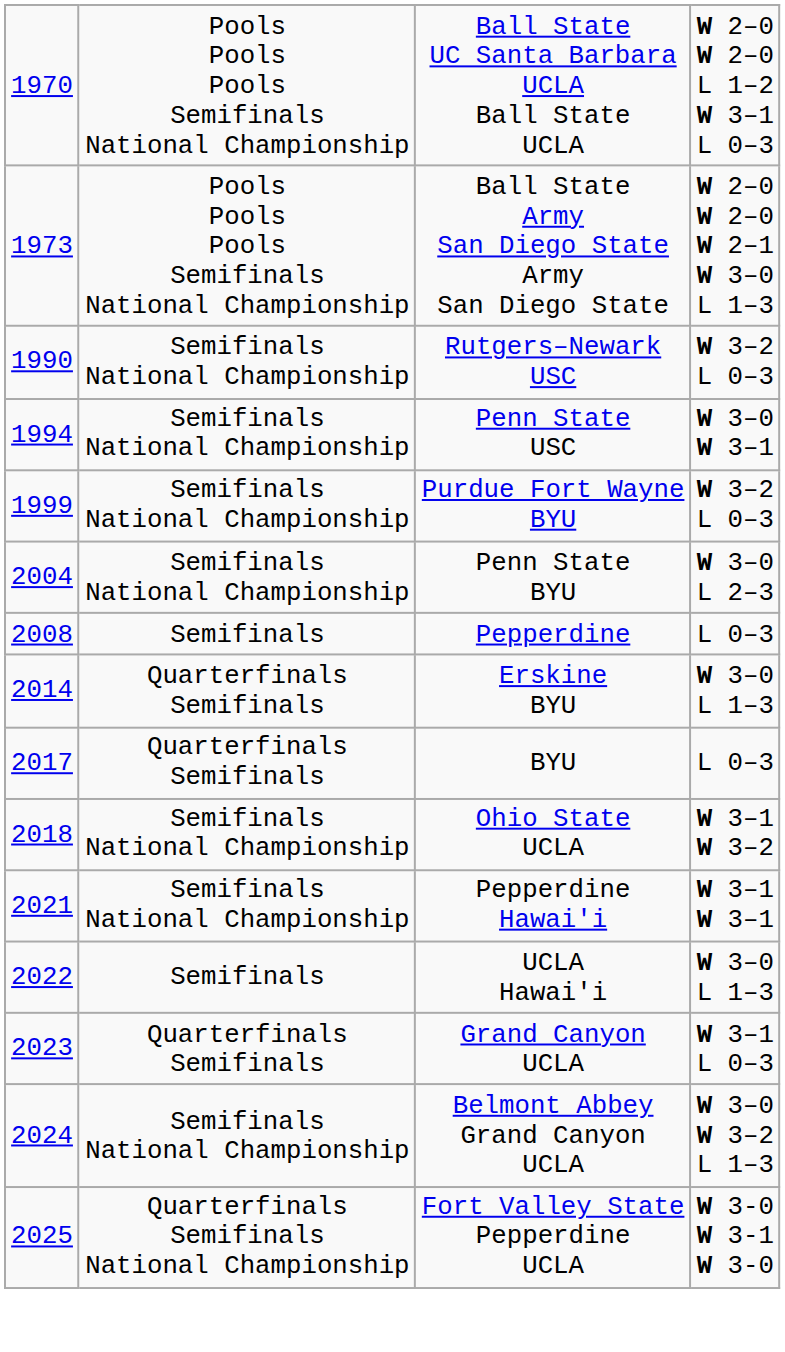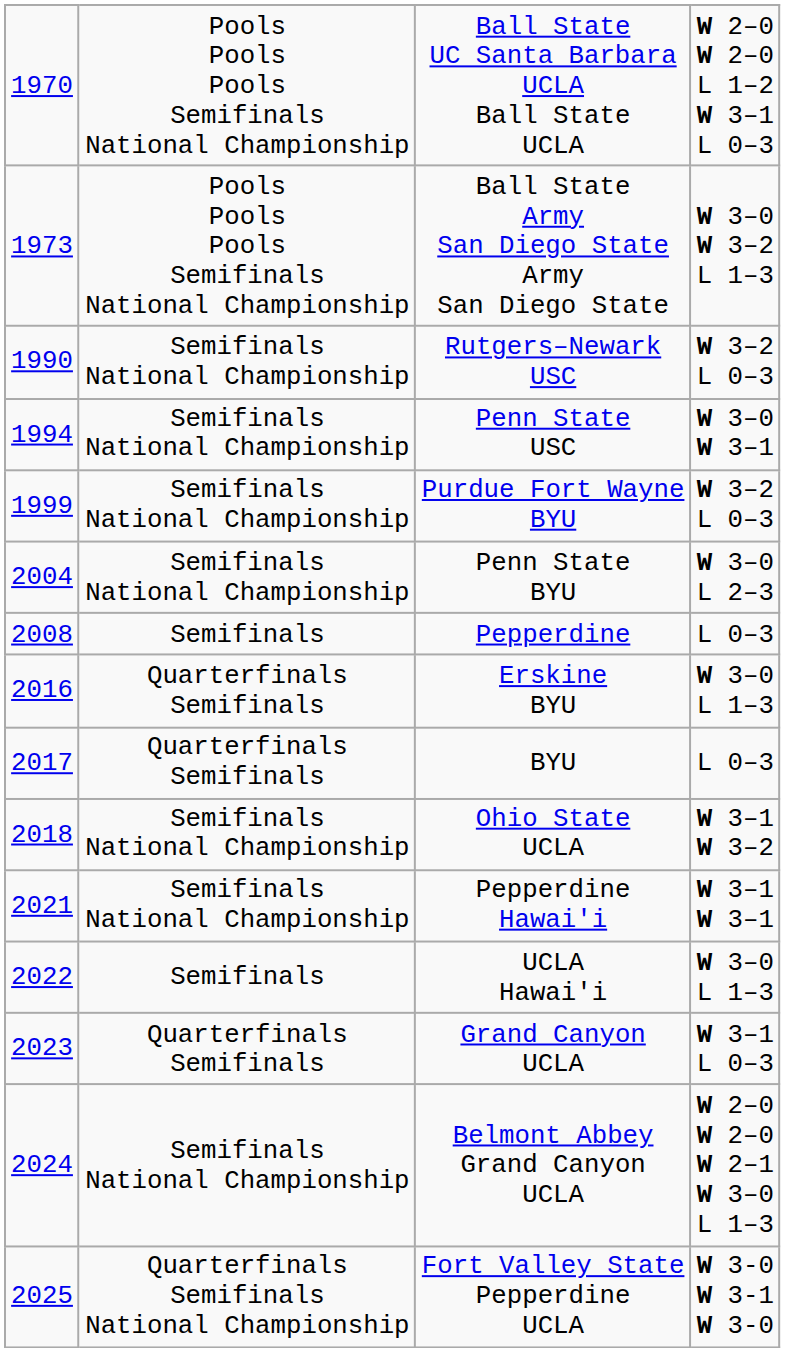(735, 246) W 2–0 W 2–0 W 2–1 W 3–0 L 1–3 -> (735, 246) W 3–0 W 3–2 L 1–3
(42, 691) 2014 -> (42, 691) 2016
(735, 1136) W 3–0 W 3–2 L 1–3 -> (735, 1165) W 2–0 W 2–0 W 2–1 W 3–0 L 1–3
